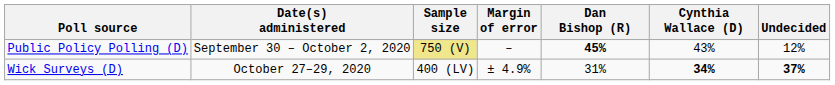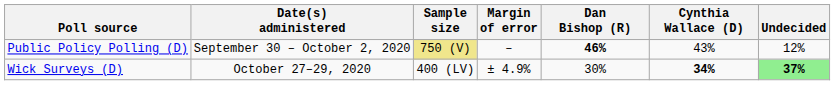(595, 49) 45% -> (595, 49) 46%
(595, 69) 31% -> (595, 69) 30%
(794, 69) no background -> (794, 69) lightgreen background
